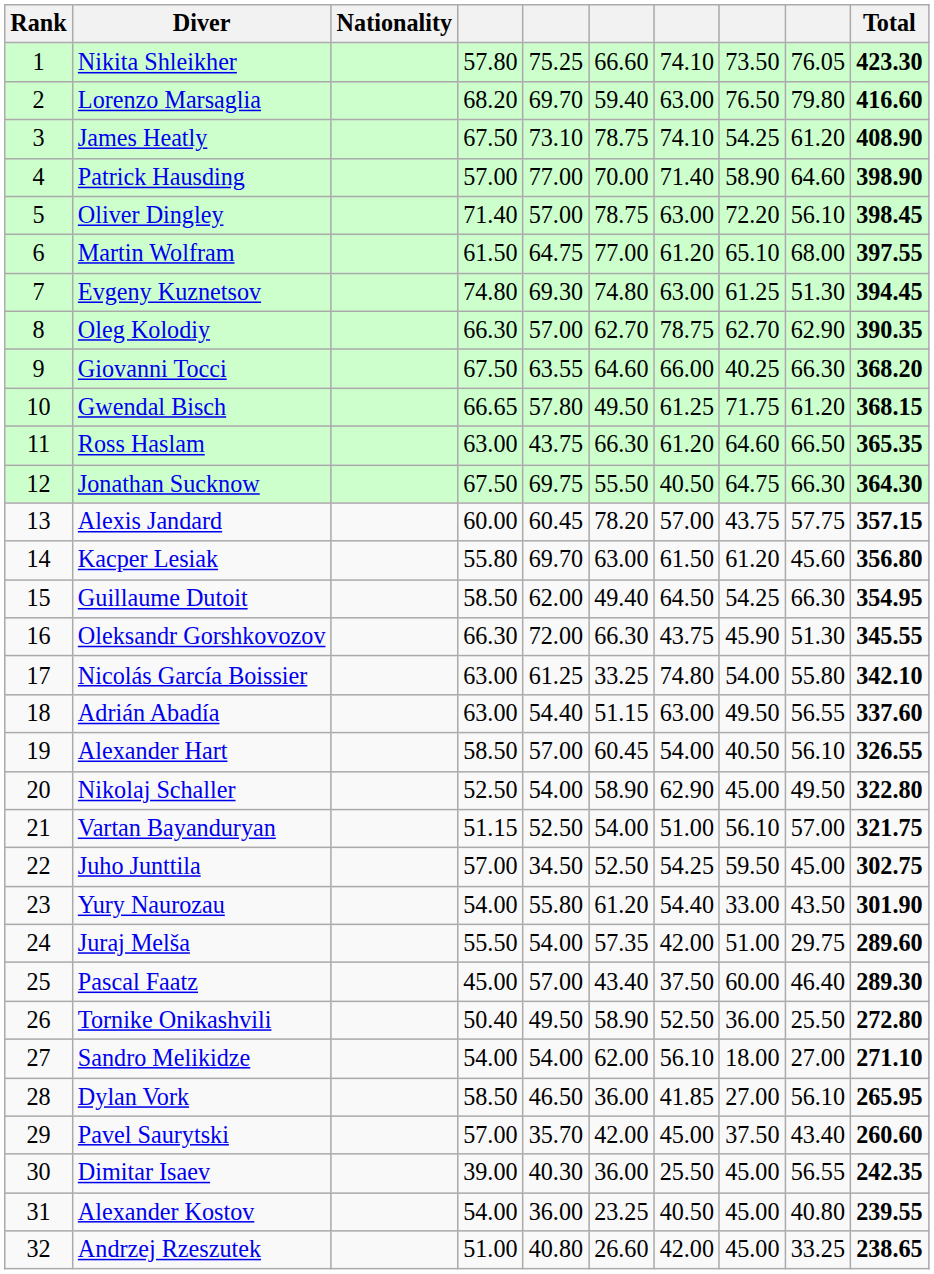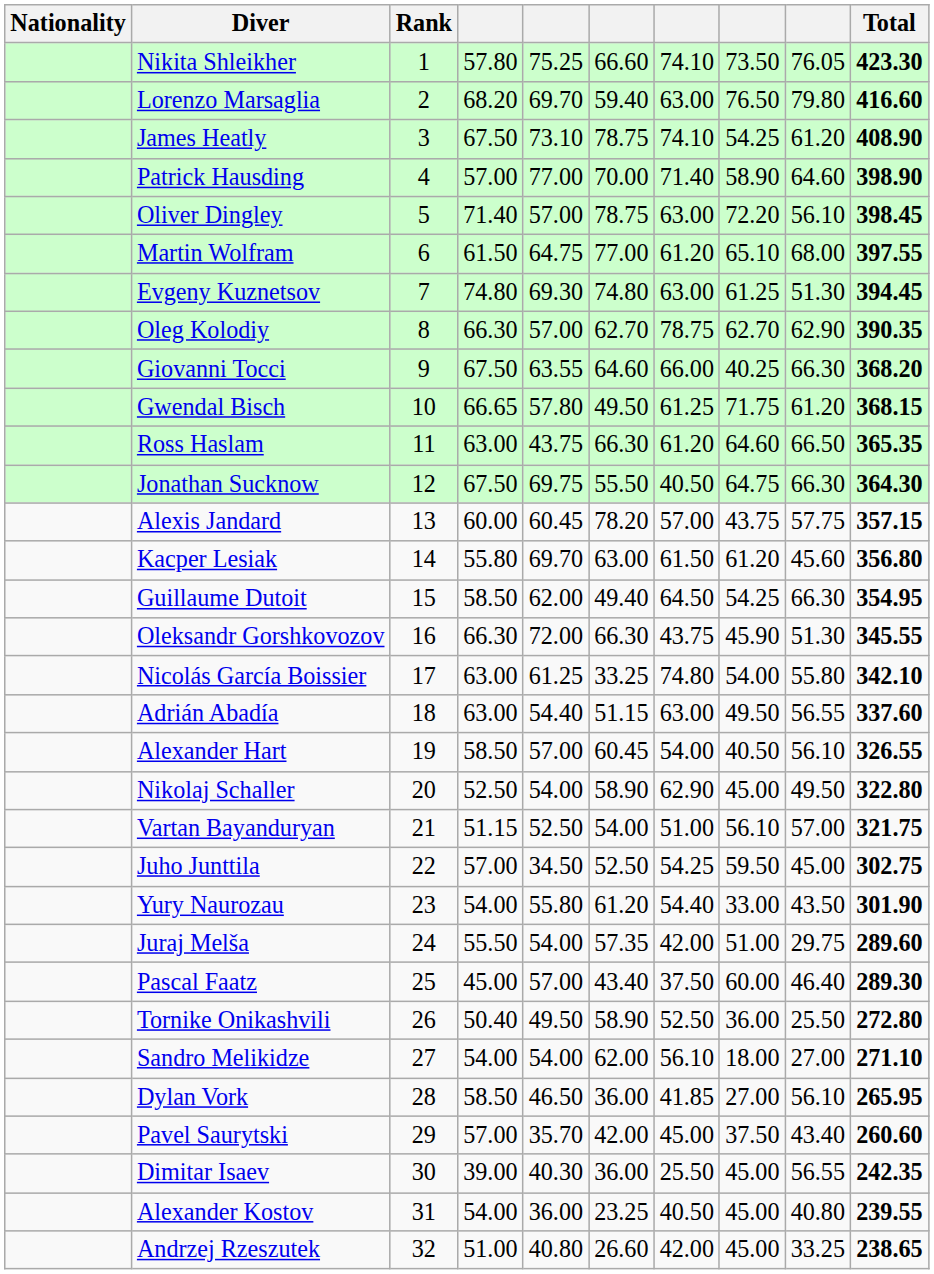columns swapped: (39, 23) <-> (394, 23)
